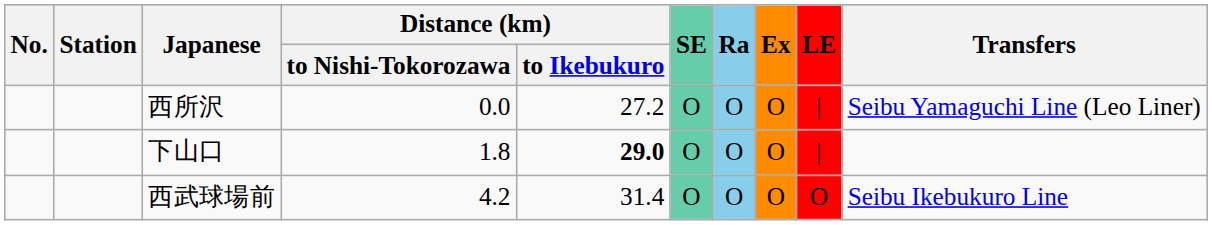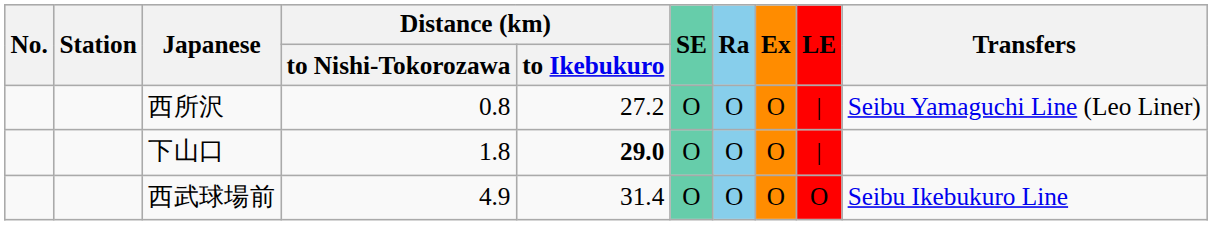(495, 107) 0.0 -> (495, 107) 0.8
(495, 196) 4.2 -> (495, 196) 4.9
